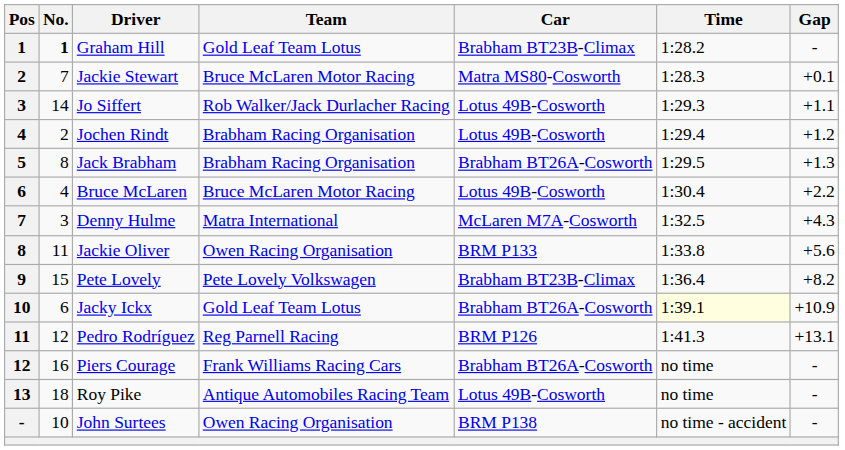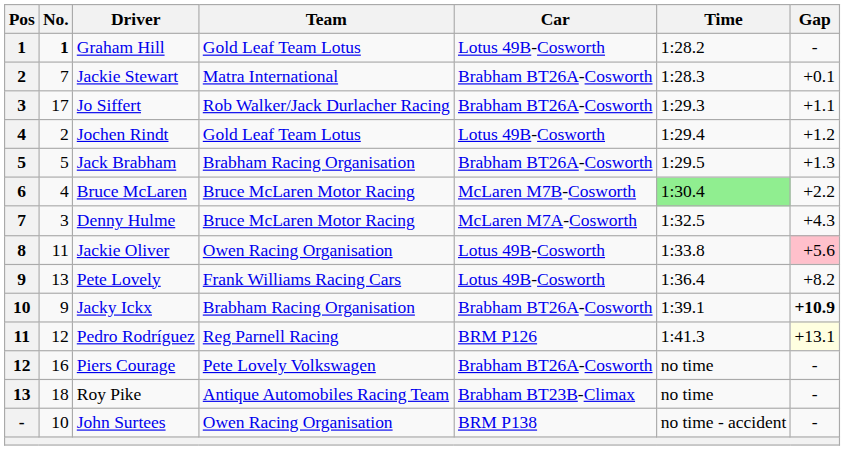(547, 47) Brabham BT23B-Climax -> (531, 47) Lotus 49B-Cosworth
(309, 76) Bruce McLaren Motor Racing -> (270, 76) Matra International
(539, 76) Matra MS80-Cosworth -> (555, 76) Brabham BT26A-Cosworth
(60, 105) 14 -> (60, 105) 17
(531, 105) Lotus 49B-Cosworth -> (555, 105) Brabham BT26A-Cosworth
(309, 134) Brabham Racing Organisation -> (282, 134) Gold Leaf Team Lotus
(64, 163) 8 -> (64, 163) 5
(531, 192) Lotus 49B-Cosworth -> (547, 192) McLaren M7B-Cosworth
(683, 192) no background -> (683, 192) lightgreen background
(270, 220) Matra International -> (309, 220) Bruce McLaren Motor Racing
(498, 249) BRM P133 -> (531, 249) Lotus 49B-Cosworth
(819, 249) no background -> (819, 249) pink background
(60, 278) 15 -> (60, 278) 13
(289, 278) Pete Lovely Volkswagen -> (302, 278) Frank Williams Racing Cars
(547, 278) Brabham BT23B-Climax -> (531, 278) Lotus 49B-Cosworth
(64, 307) 6 -> (64, 307) 9
(282, 307) Gold Leaf Team Lotus -> (309, 307) Brabham Racing Organisation
(683, 307) lightyellow background -> (683, 307) no background
(815, 307) normal -> (815, 307) bold
(815, 336) no background -> (815, 336) lightyellow background
(302, 364) Frank Williams Racing Cars -> (289, 364) Pete Lovely Volkswagen
(531, 393) Lotus 49B-Cosworth -> (547, 393) Brabham BT23B-Climax
